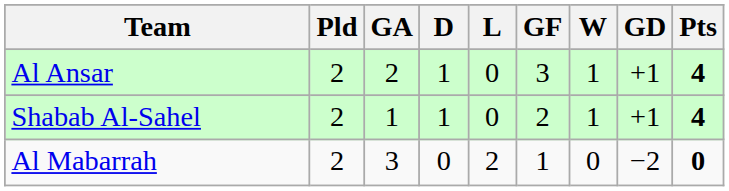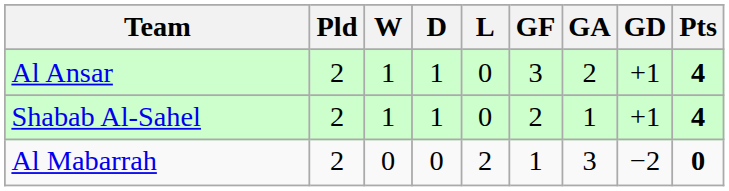columns swapped: (593, 26) <-> (392, 26)
